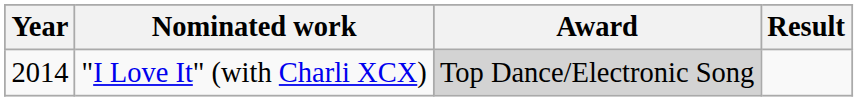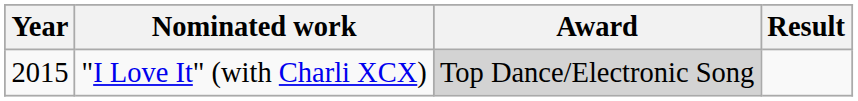(40, 72) 2014 -> (40, 72) 2015
